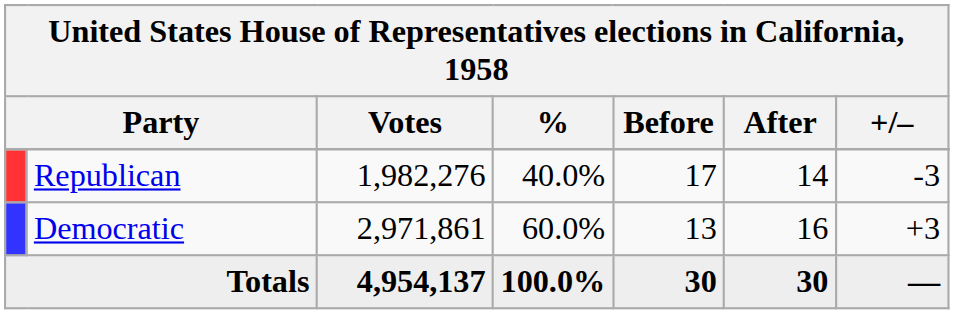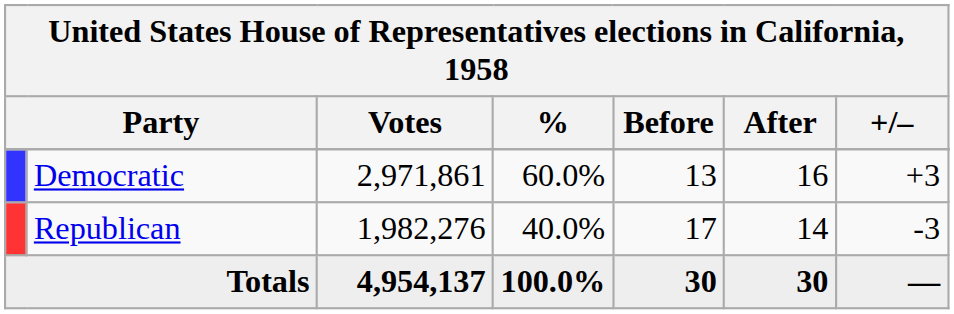rows swapped: (109, 228) <-> (107, 175)
